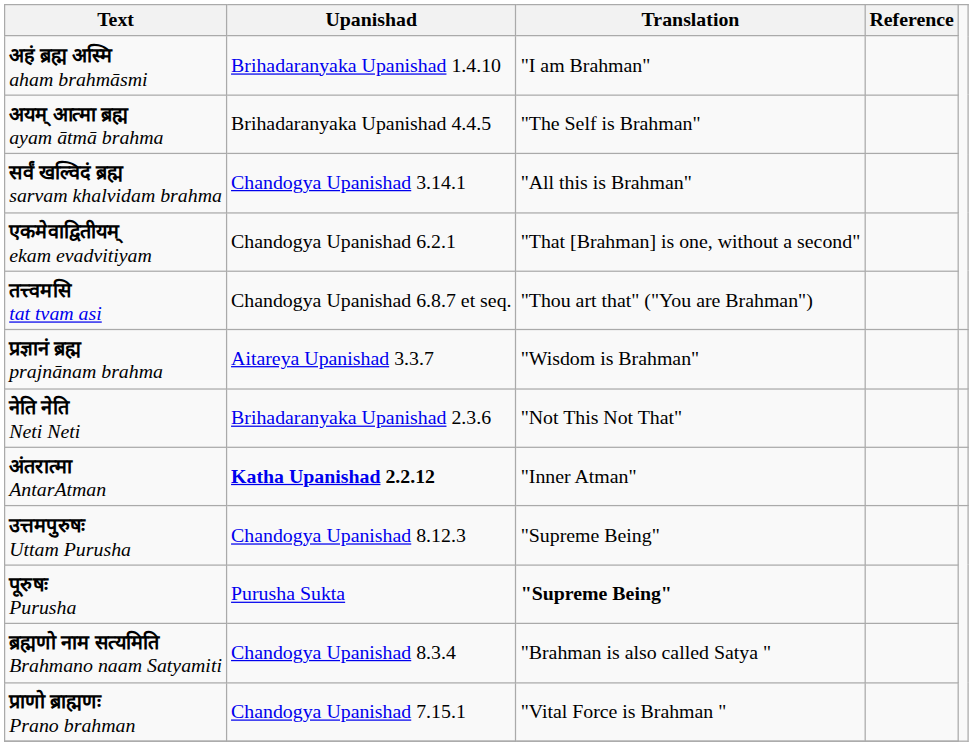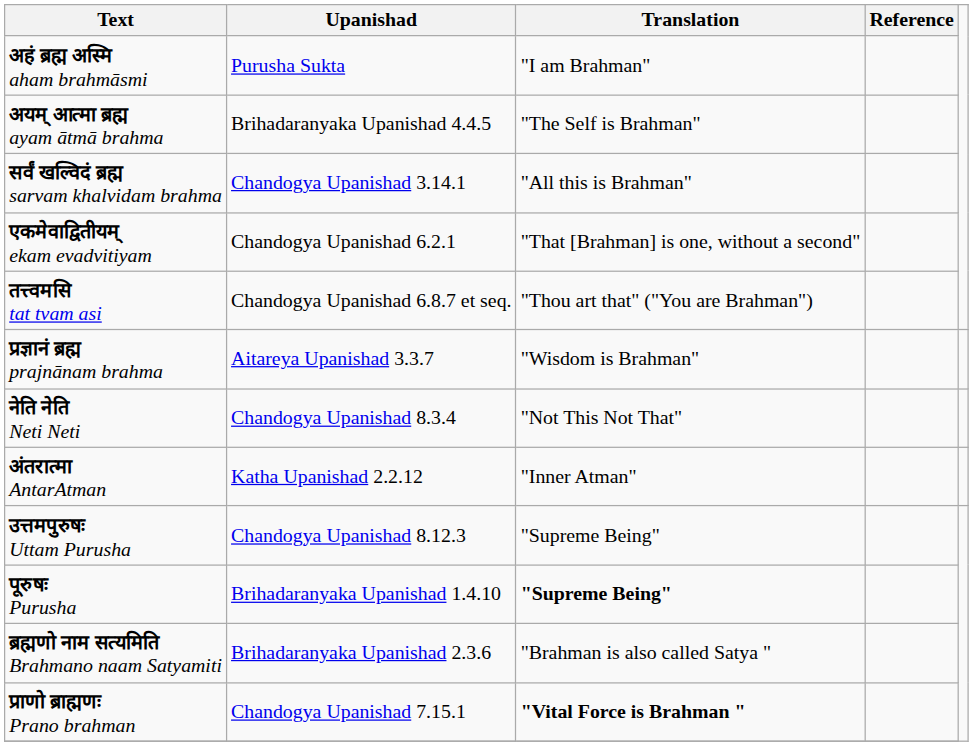(366, 65) Brihadaranyaka Upanishad 1.4.10 -> (288, 65) Purusha Sukta
(361, 417) Brihadaranyaka Upanishad 2.3.6 -> (343, 417) Chandogya Upanishad 8.3.4
(333, 476) bold -> (327, 476) normal
(288, 594) Purusha Sukta -> (366, 594) Brihadaranyaka Upanishad 1.4.10
(343, 652) Chandogya Upanishad 8.3.4 -> (361, 652) Brihadaranyaka Upanishad 2.3.6
(623, 711) normal -> (633, 711) bold
